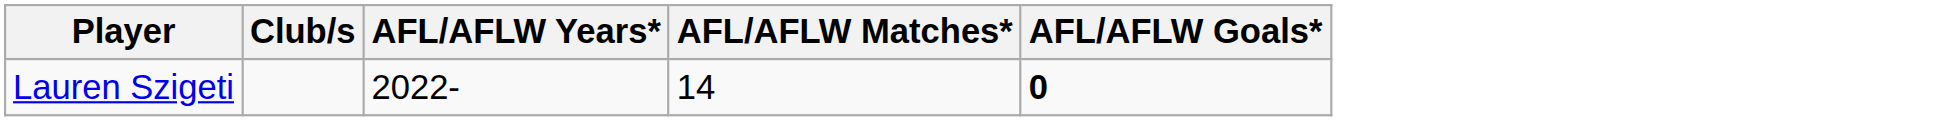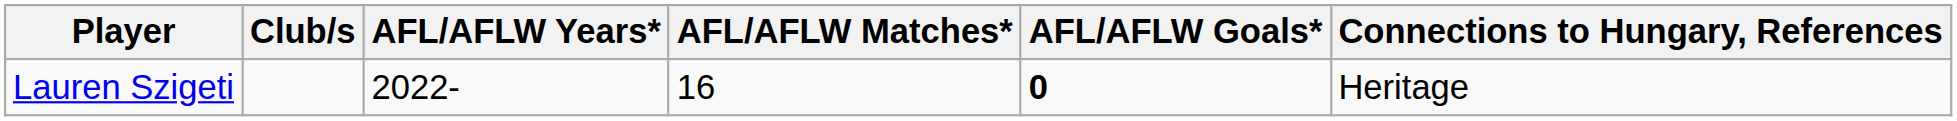+ column: (1641, 31)
(696, 86) 14 -> (696, 86) 16
